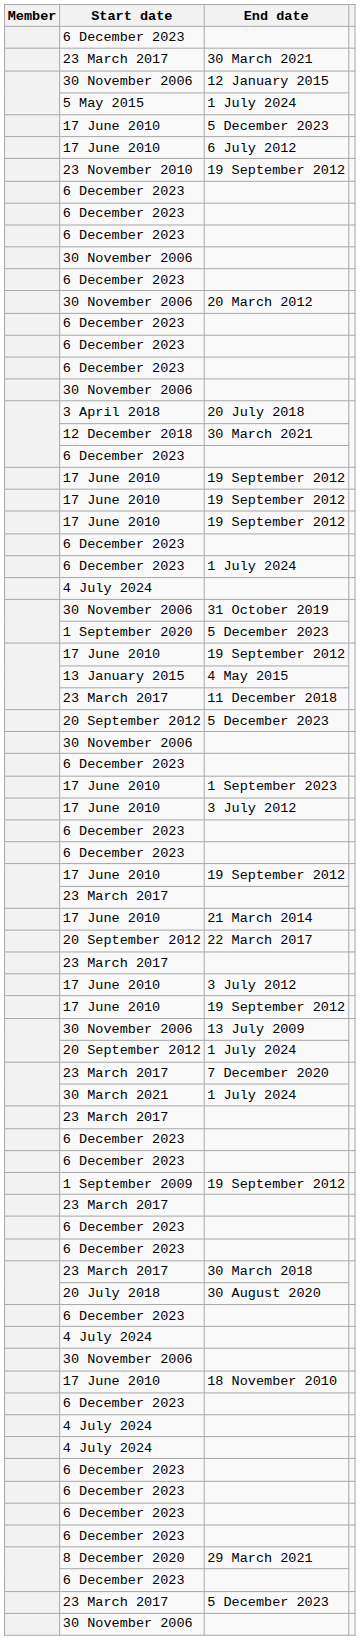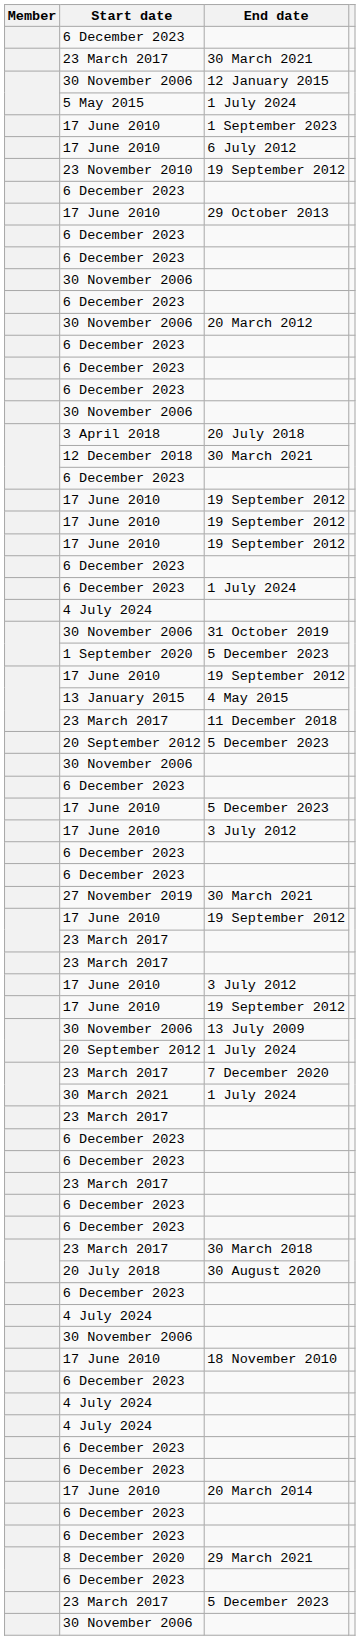rows swapped: (112, 126) <-> (112, 787)
+ row: (112, 214)
+ row: (128, 897)
- row: (112, 919)
- row: (132, 941)
- row: (128, 1183)
+ row: (112, 1492)
